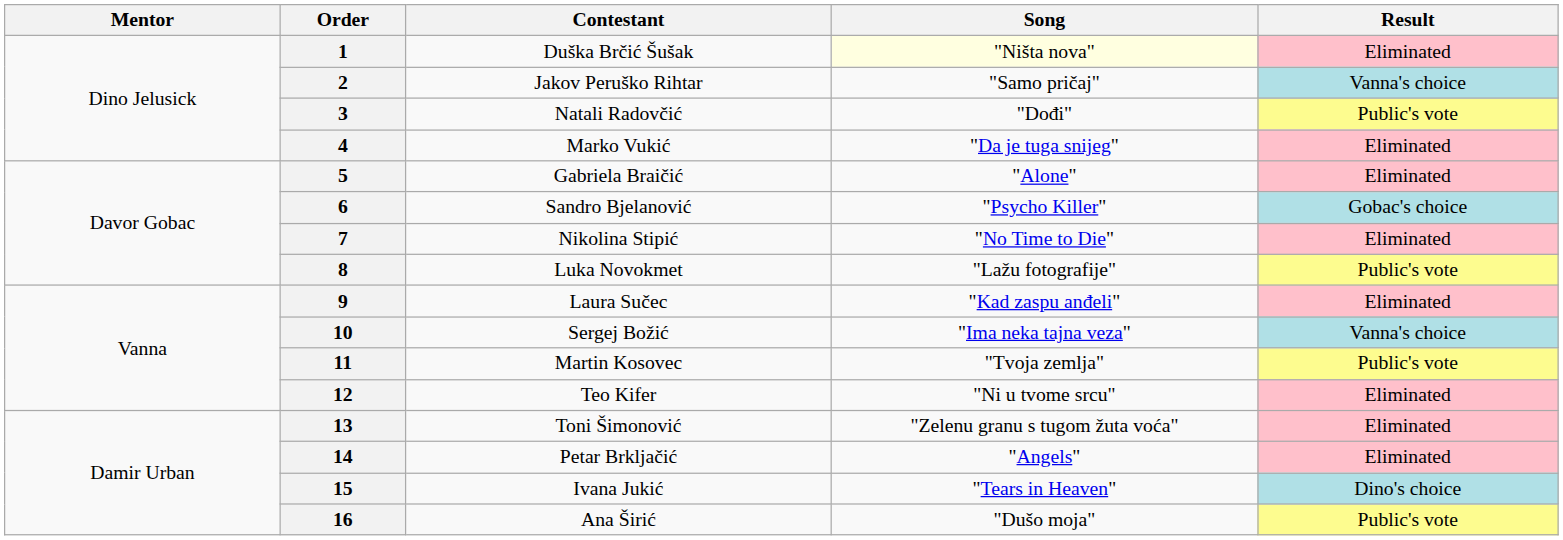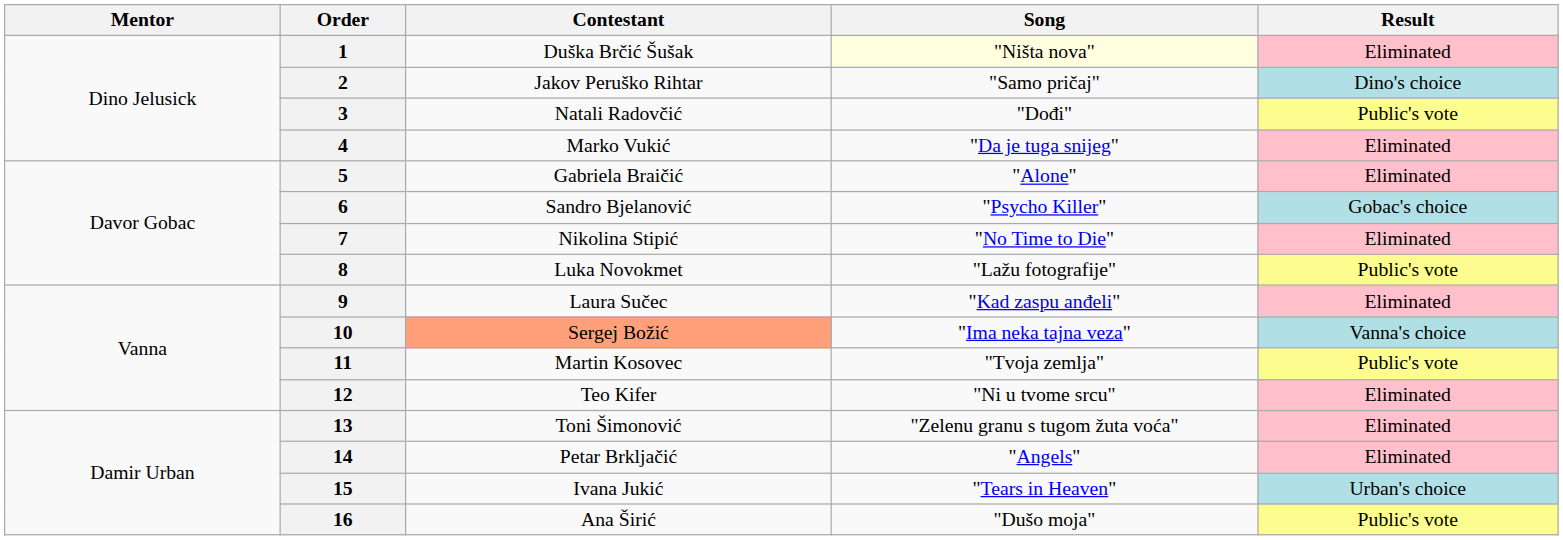(1408, 82) Vanna's choice -> (1408, 82) Dino's choice
(618, 332) no background -> (618, 332) lightsalmon background
(1408, 488) Dino's choice -> (1408, 488) Urban's choice
